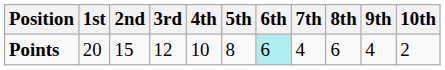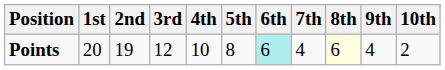(124, 49) 15 -> (124, 49) 19
(335, 49) no background -> (335, 49) lightyellow background
